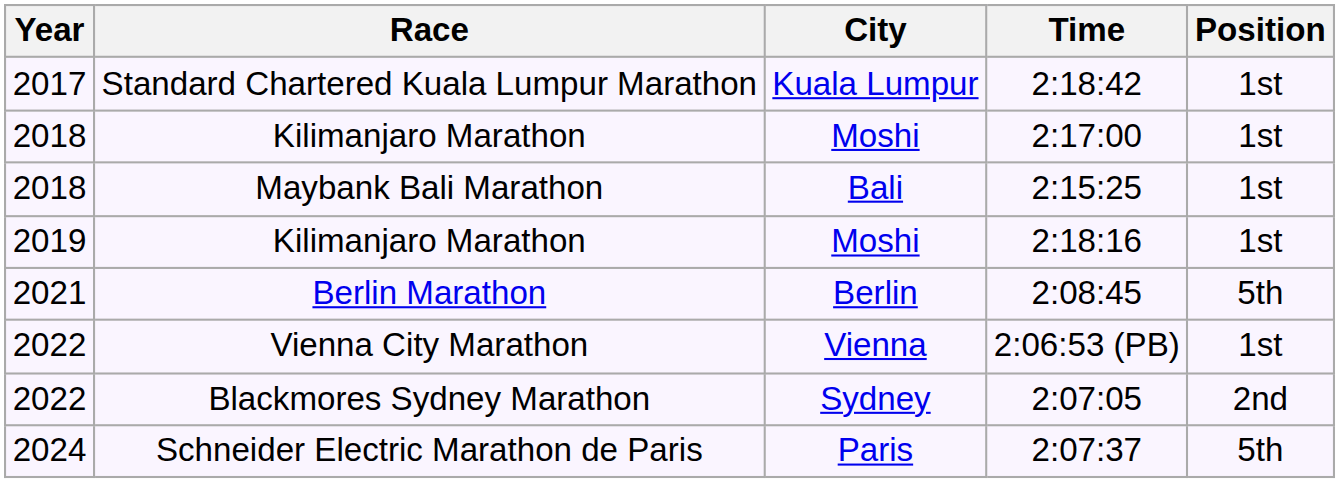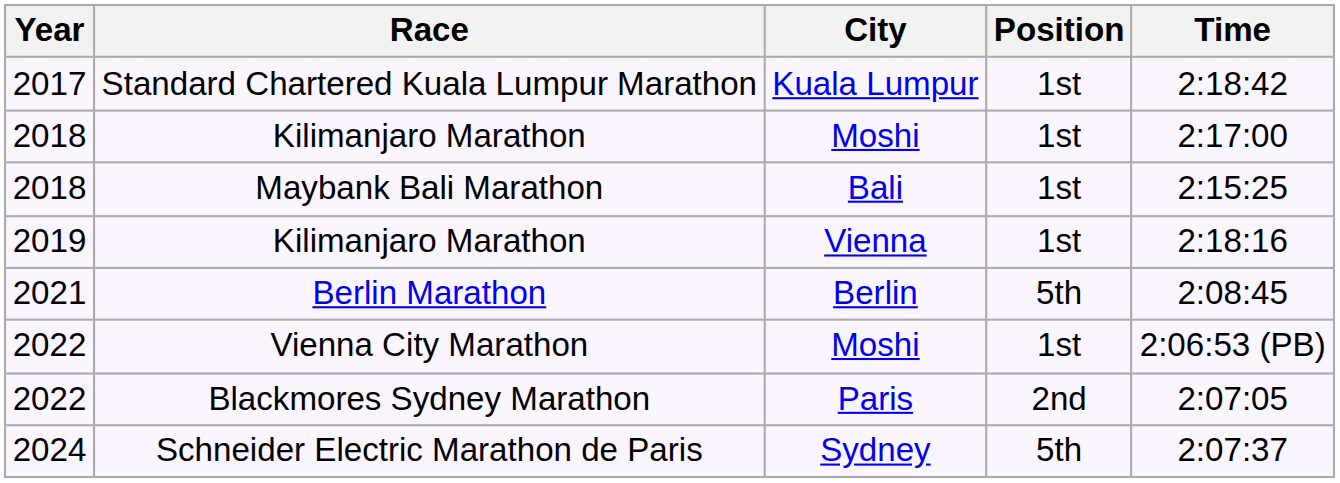columns swapped: (1260, 30) <-> (1087, 30)
(875, 240) Moshi -> (875, 240) Vienna
(875, 345) Vienna -> (875, 345) Moshi
(875, 398) Sydney -> (875, 398) Paris
(875, 450) Paris -> (875, 450) Sydney
